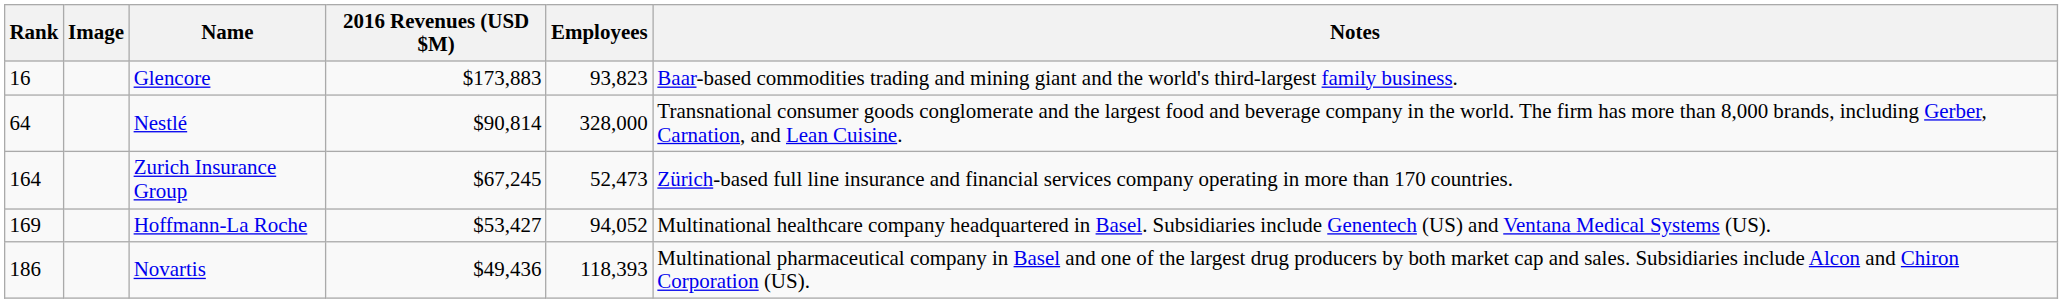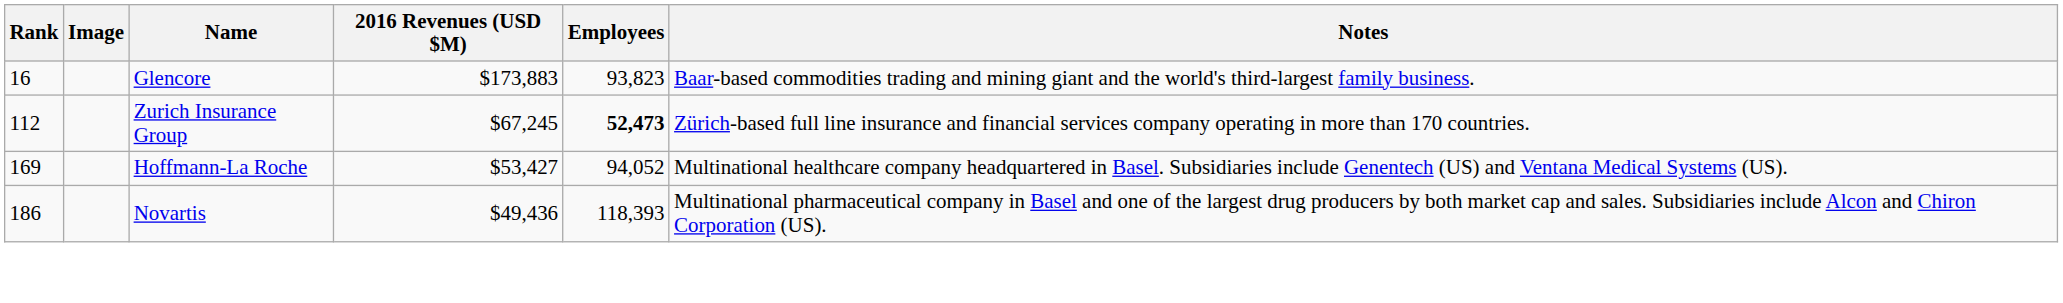- row: (160, 122)
(25, 179) 164 -> (25, 122) 112
(619, 179) normal -> (636, 122) bold
